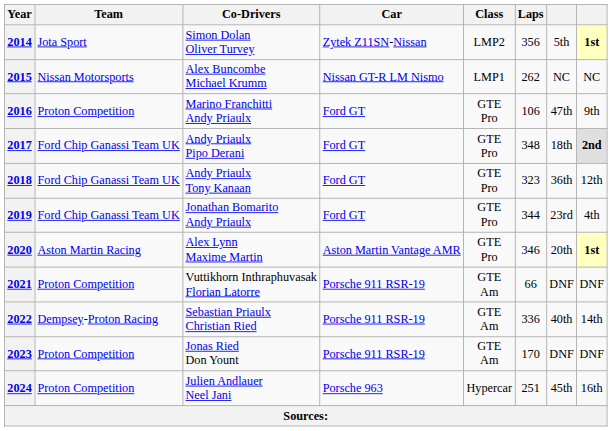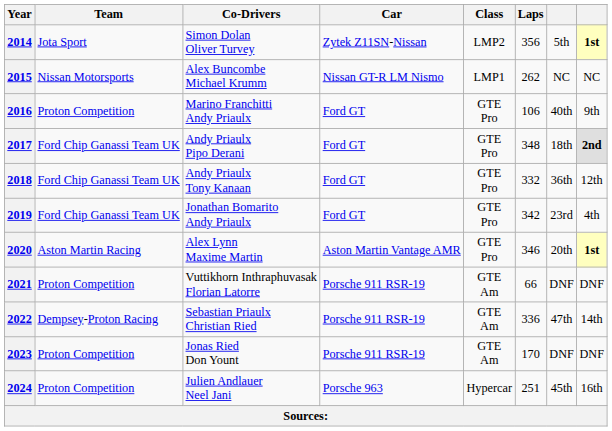(562, 111) 47th -> (562, 111) 40th
(531, 180) 323 -> (531, 180) 332
(531, 215) 344 -> (531, 215) 342
(562, 319) 40th -> (562, 319) 47th
